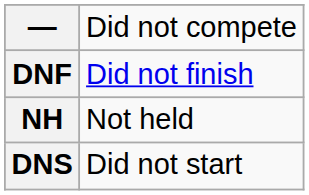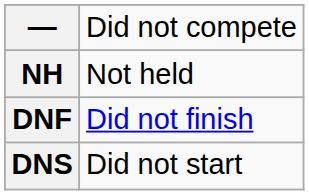rows swapped: (42, 73) <-> (42, 119)
